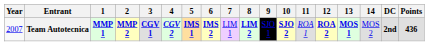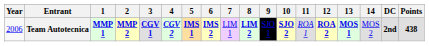(14, 29) 2007 -> (14, 29) 2006
(411, 29) 436 -> (411, 29) 438
